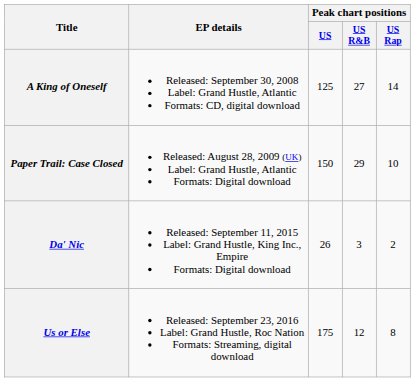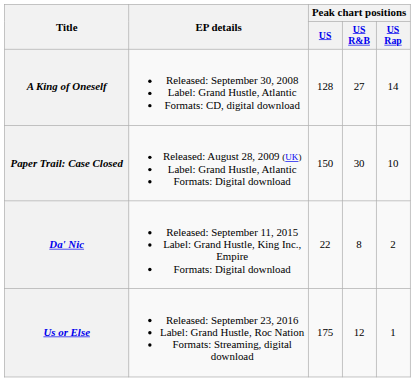(325, 87) 125 -> (325, 87) 128
(359, 163) 29 -> (359, 163) 30
(325, 244) 26 -> (325, 244) 22
(359, 244) 3 -> (359, 244) 8
(393, 332) 8 -> (393, 332) 1
